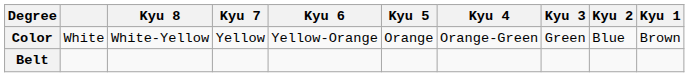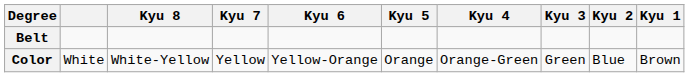rows swapped: (32, 38) <-> (32, 60)
